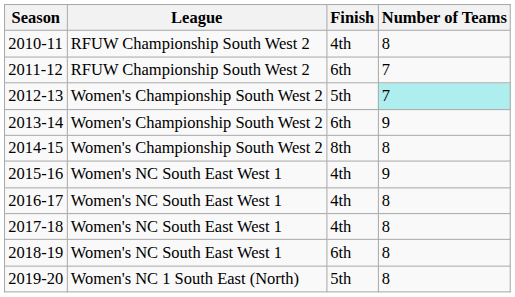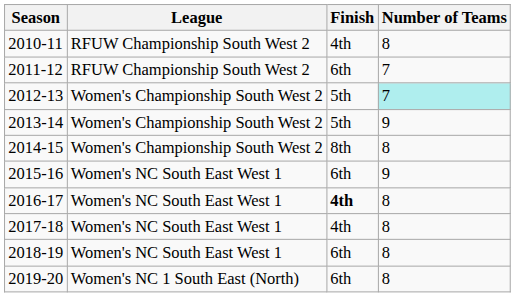(341, 122) 6th -> (341, 122) 5th
(341, 174) 4th -> (341, 174) 6th
(341, 200) normal -> (342, 200) bold
(341, 278) 5th -> (341, 278) 6th
